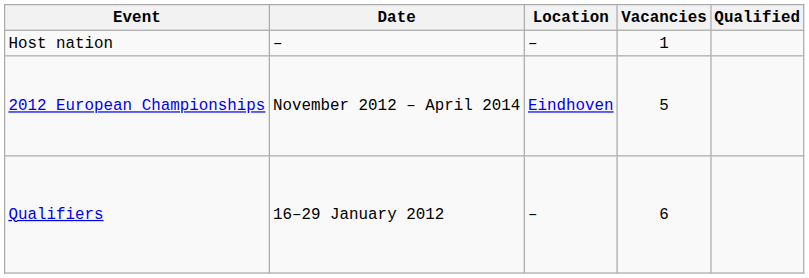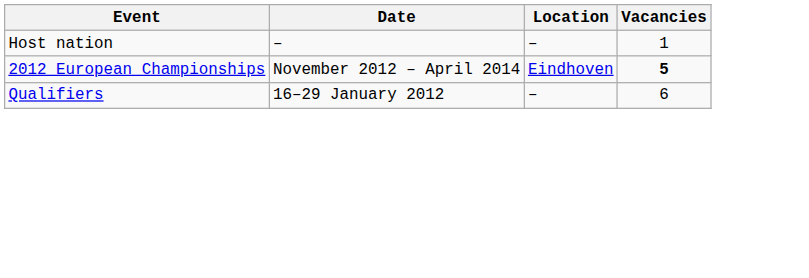- column: (757, 18)
(664, 106) normal -> (664, 69) bold
